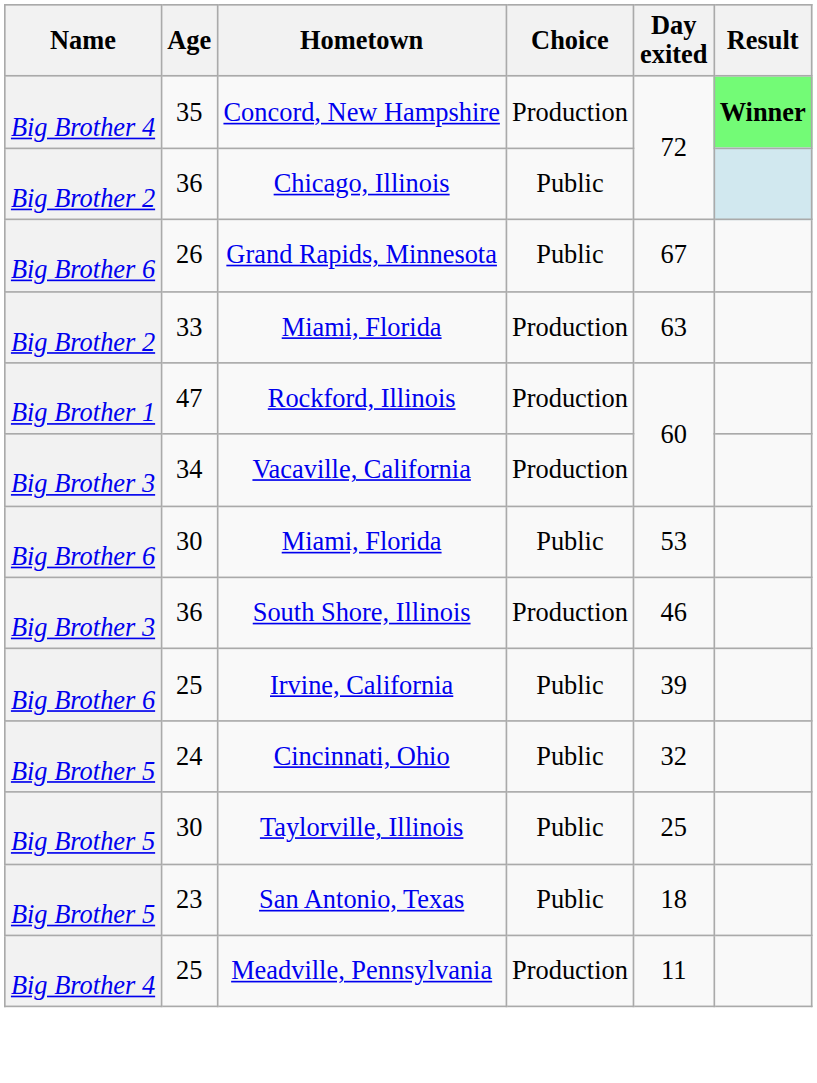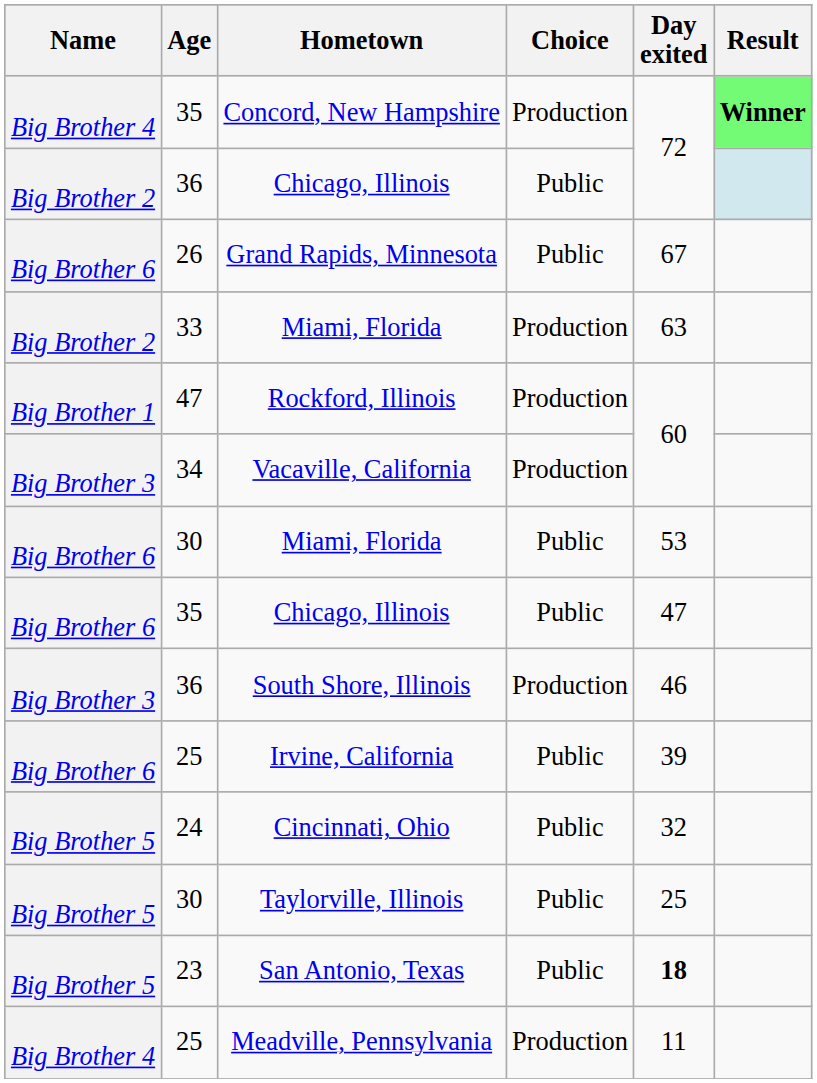+ row: (189, 612)
(674, 899) normal -> (674, 970) bold
